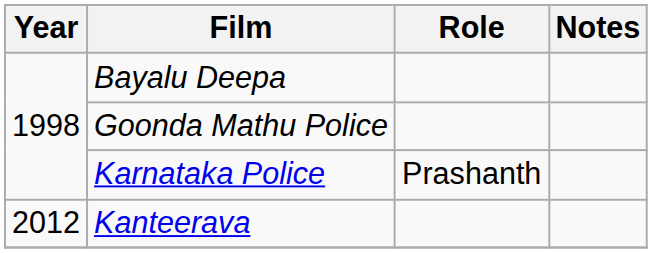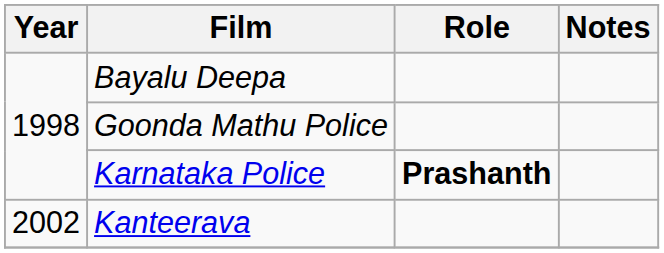(472, 174) normal -> (477, 174) bold
(46, 222) 2012 -> (46, 222) 2002
